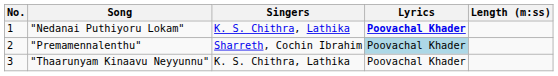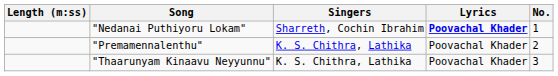columns swapped: (16, 13) <-> (511, 13)
(282, 30) K. S. Chithra, Lathika -> (350, 30) Sharreth, Cochin Ibrahim
(288, 46) Sharreth, Cochin Ibrahim -> (344, 46) K. S. Chithra, Lathika
(416, 46) lightblue background -> (478, 46) no background
